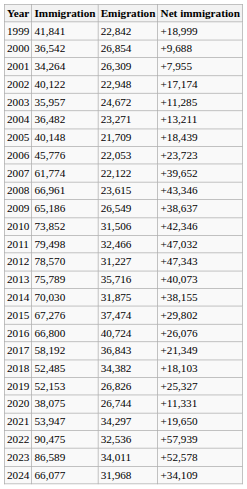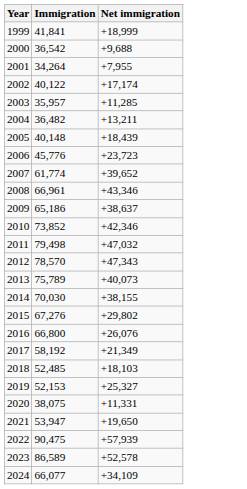- column: (128, 13)
